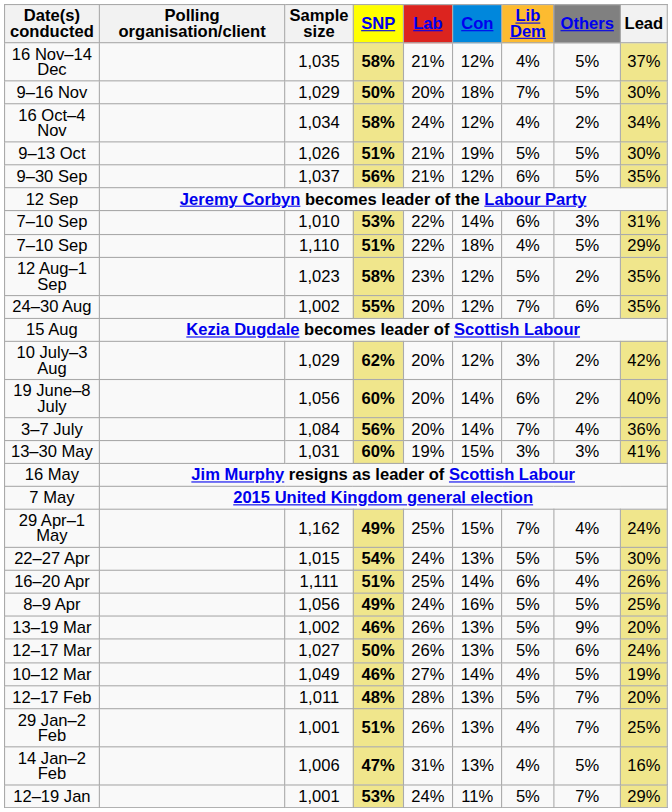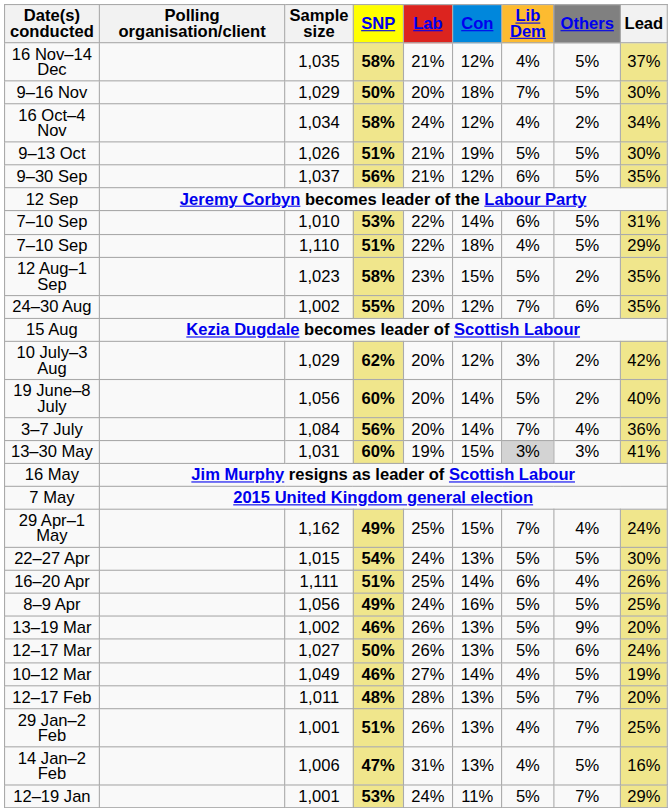(587, 222) 3% -> (587, 222) 5%
(477, 276) 12% -> (477, 276) 15%
(528, 398) 6% -> (528, 398) 5%
(528, 452) no background -> (528, 452) lightgrey background
